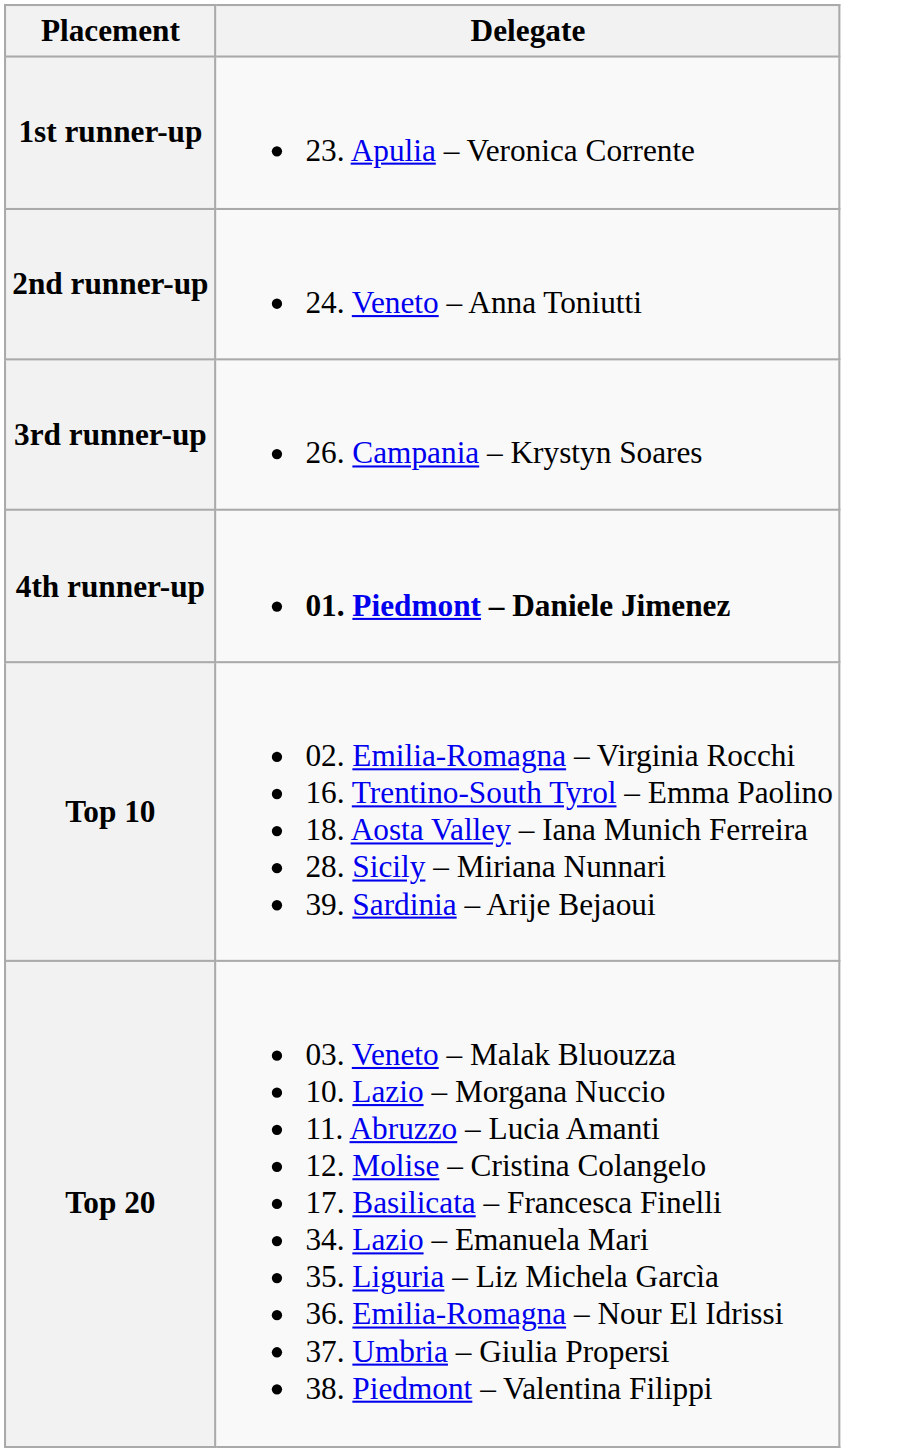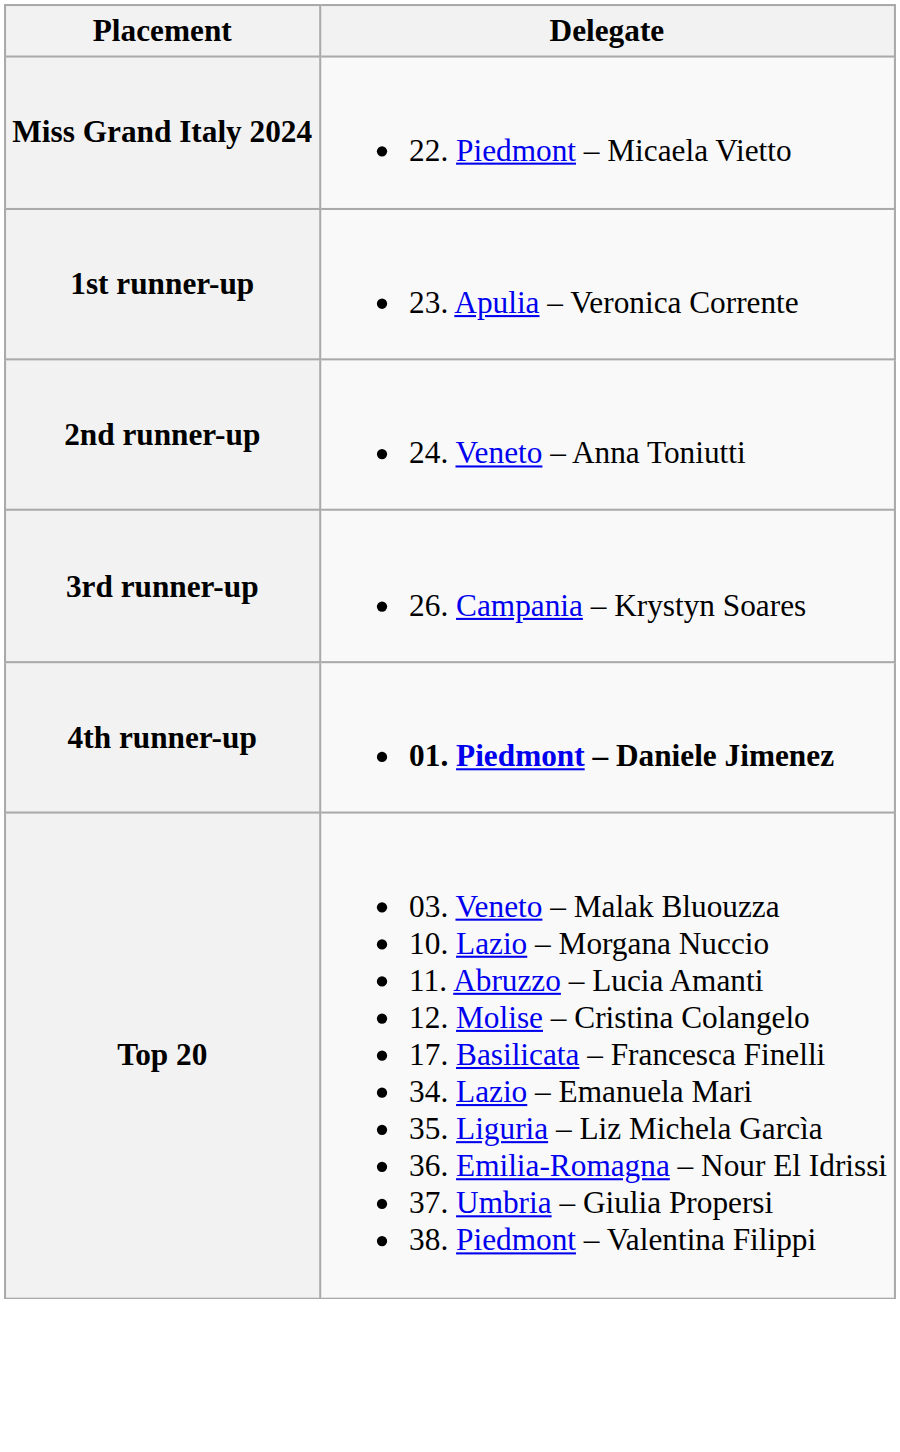+ row: (162, 131)
- row: (110, 811)
